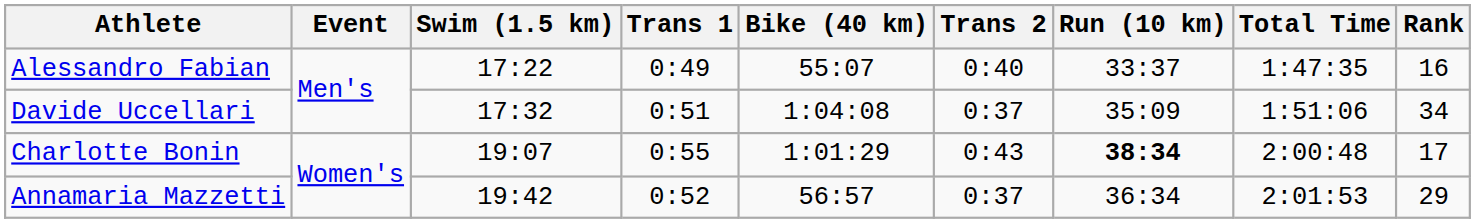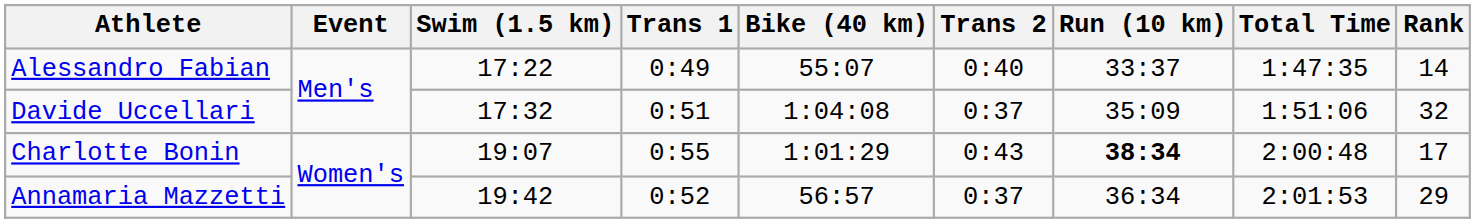(1434, 69) 16 -> (1434, 69) 14
(1434, 111) 34 -> (1434, 111) 32
